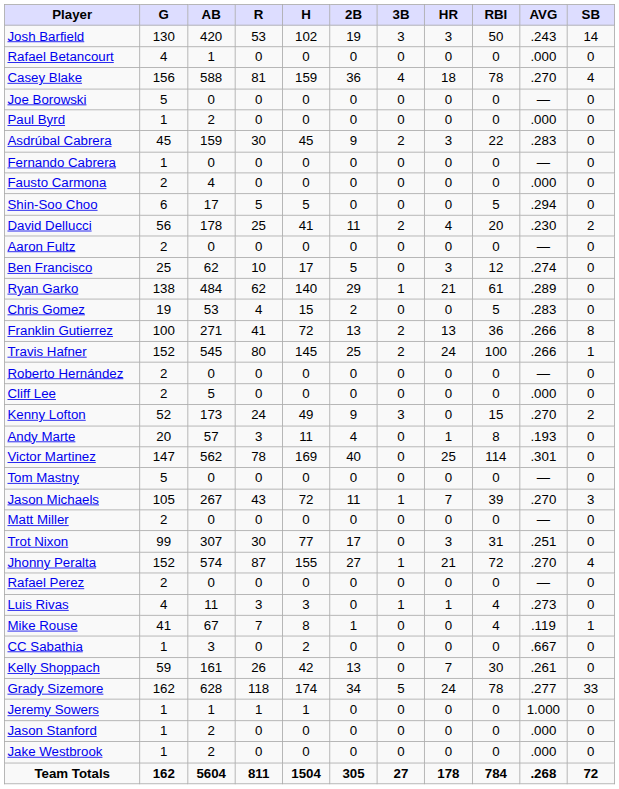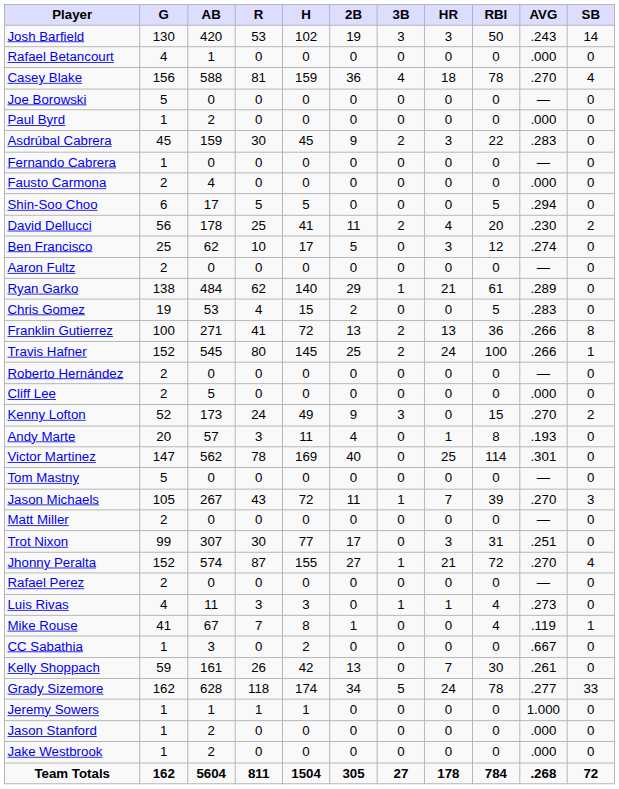rows swapped: (50, 267) <-> (41, 246)
